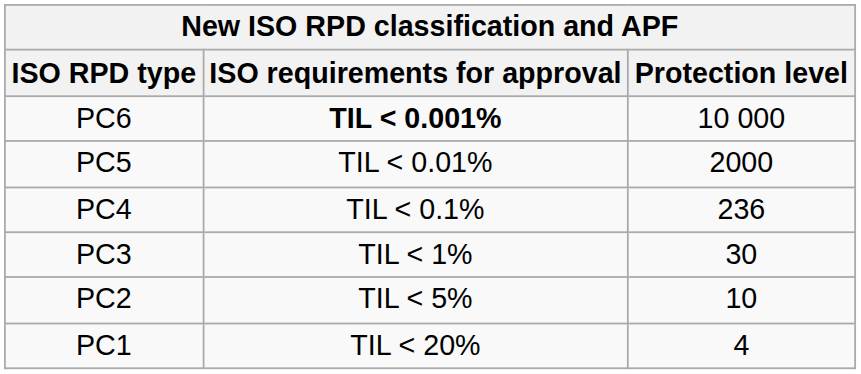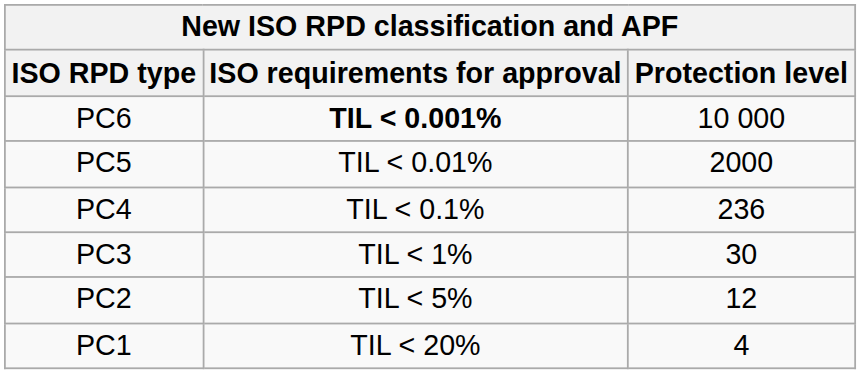(741, 299) 10 -> (741, 299) 12
